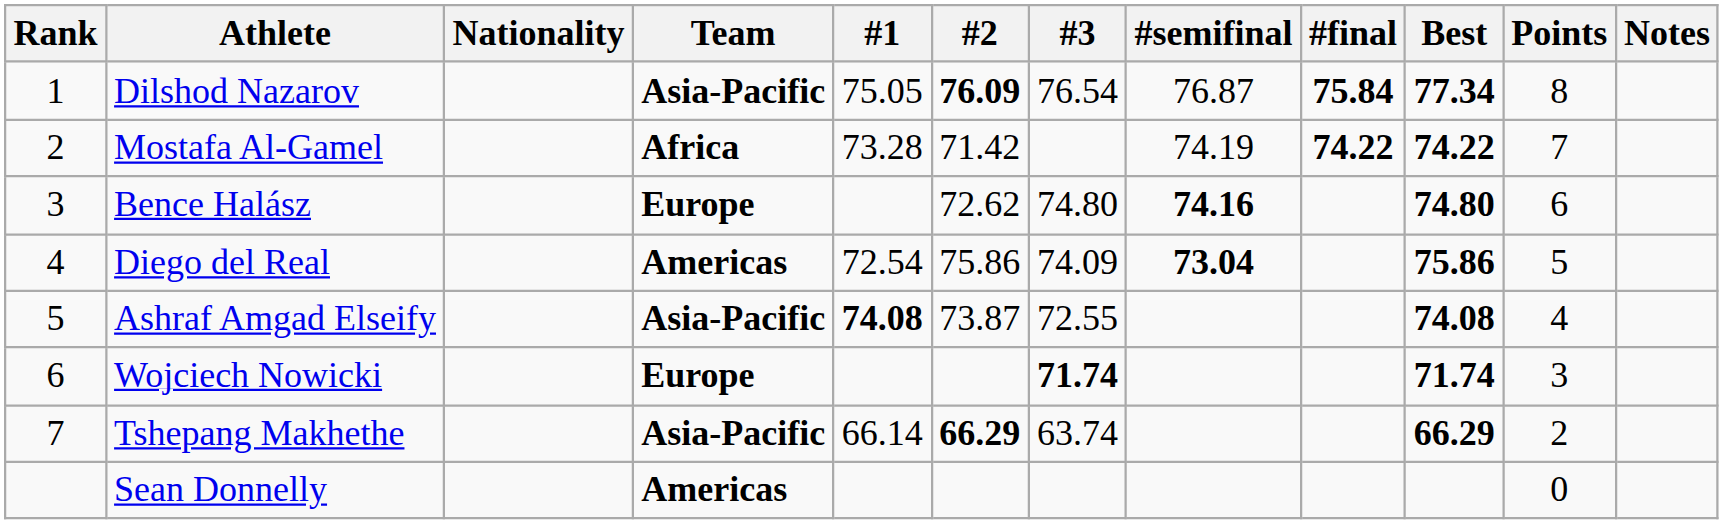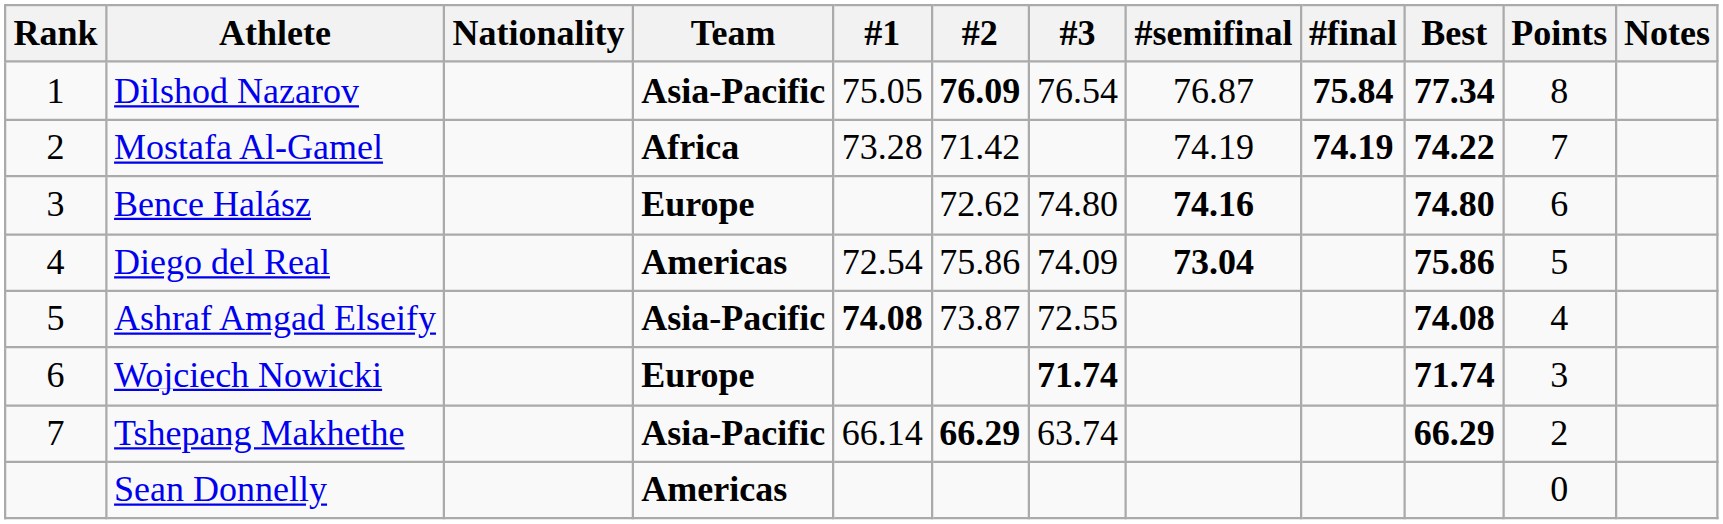(1353, 147) 74.22 -> (1353, 147) 74.19
